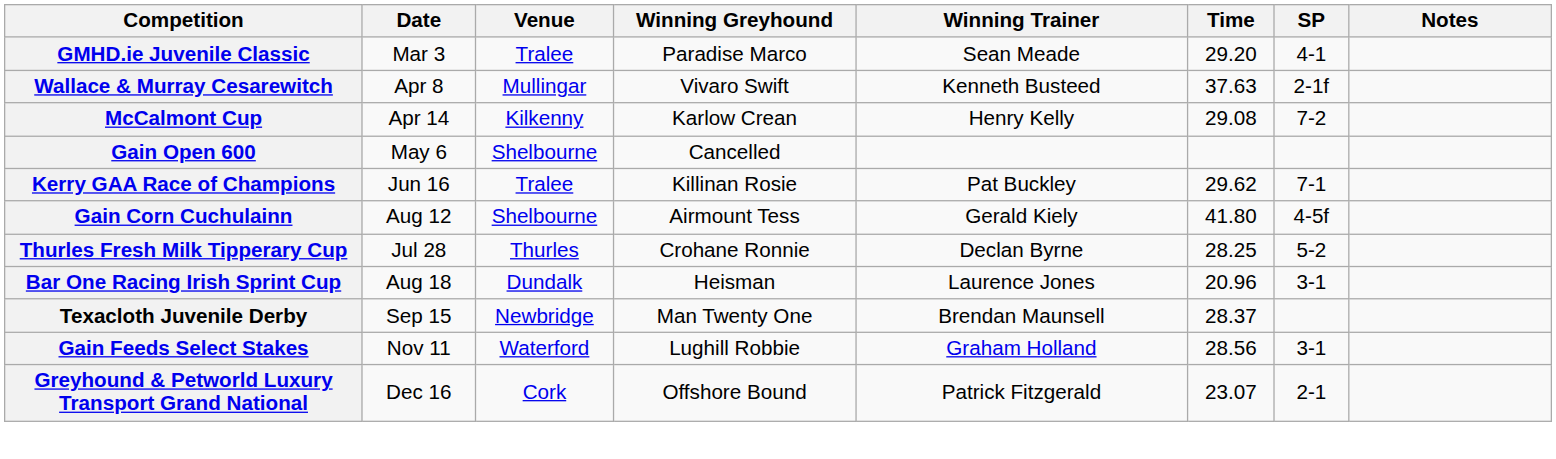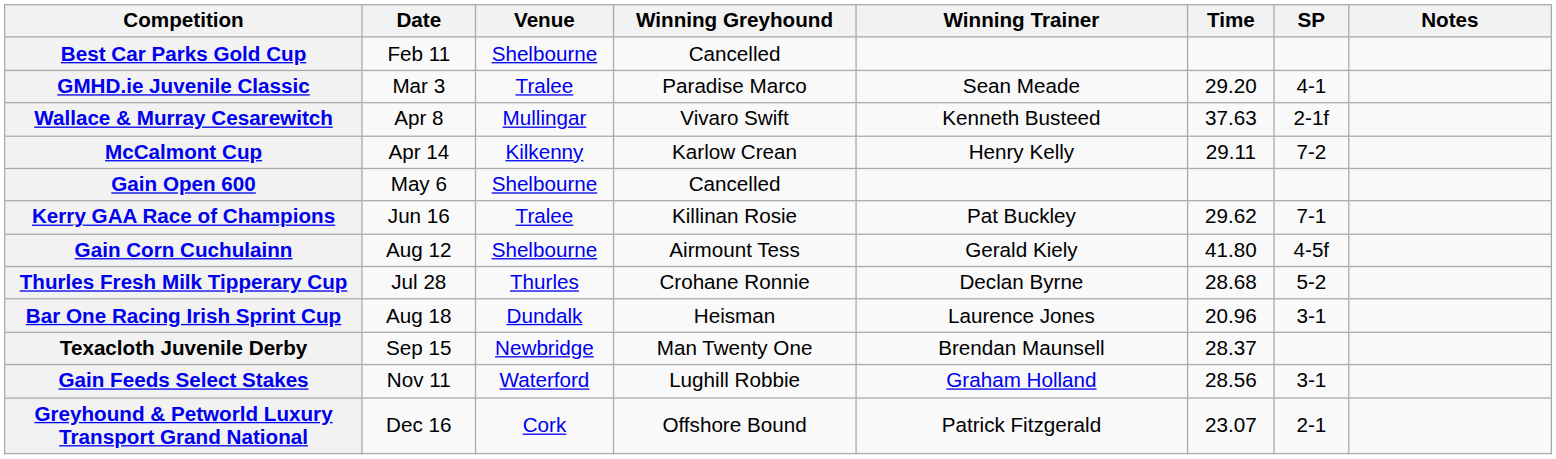+ row: (184, 53)
(1231, 119) 29.08 -> (1231, 151) 29.11
(1231, 250) 28.25 -> (1231, 282) 28.68
